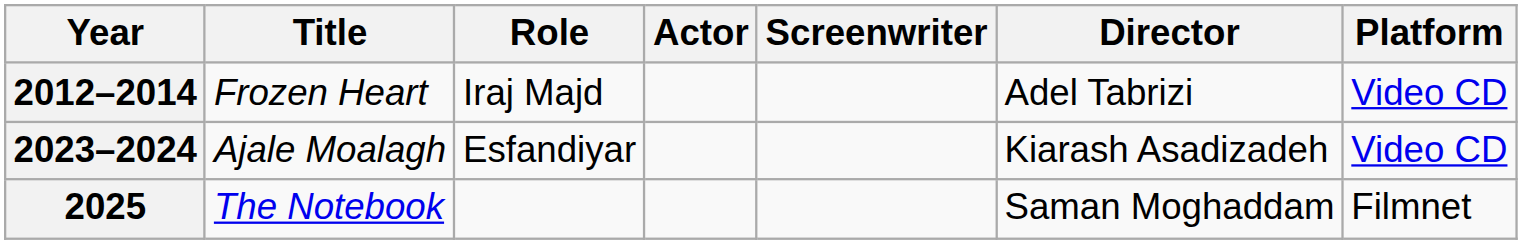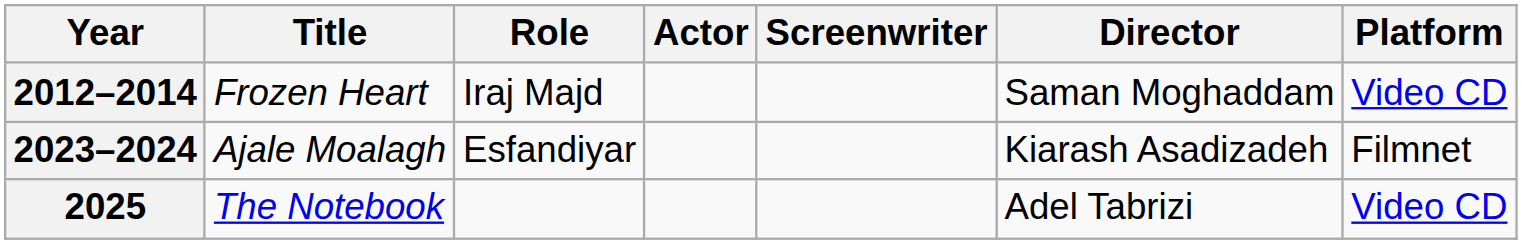(1099, 91) Adel Tabrizi -> (1169, 91) Saman Moghaddam
(1429, 149) Video CD -> (1411, 149) Filmnet
(1169, 207) Saman Moghaddam -> (1099, 207) Adel Tabrizi
(1411, 207) Filmnet -> (1429, 207) Video CD
